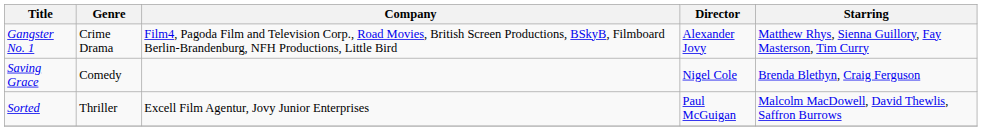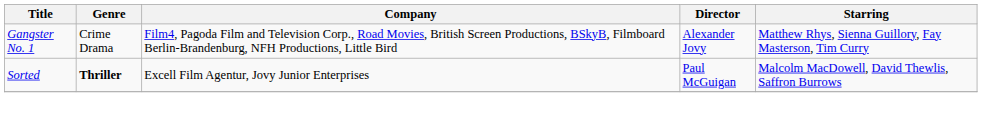- row: (24, 75)
(98, 108) normal -> (100, 75) bold
